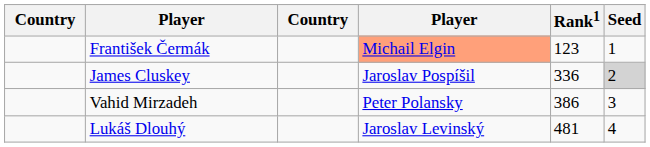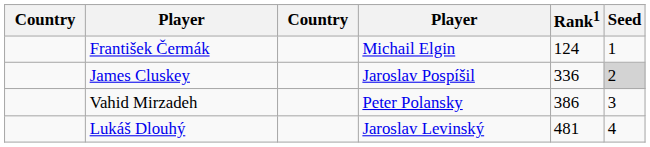(409, 49) lightsalmon background -> (409, 49) no background
(566, 49) 123 -> (566, 49) 124
